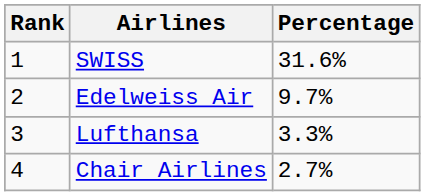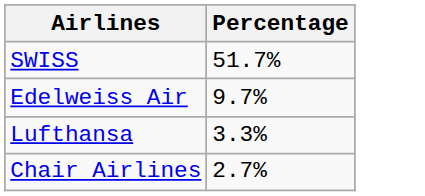- column: (38, 23)
(312, 60) 31.6% -> (246, 60) 51.7%
